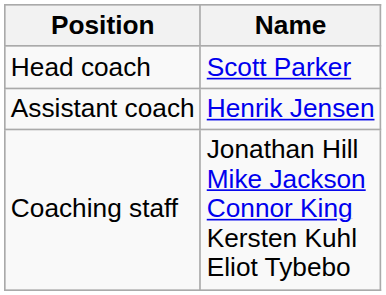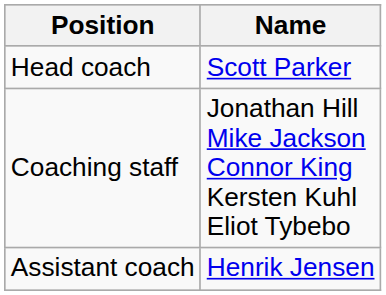rows swapped: (103, 108) <-> (95, 209)
